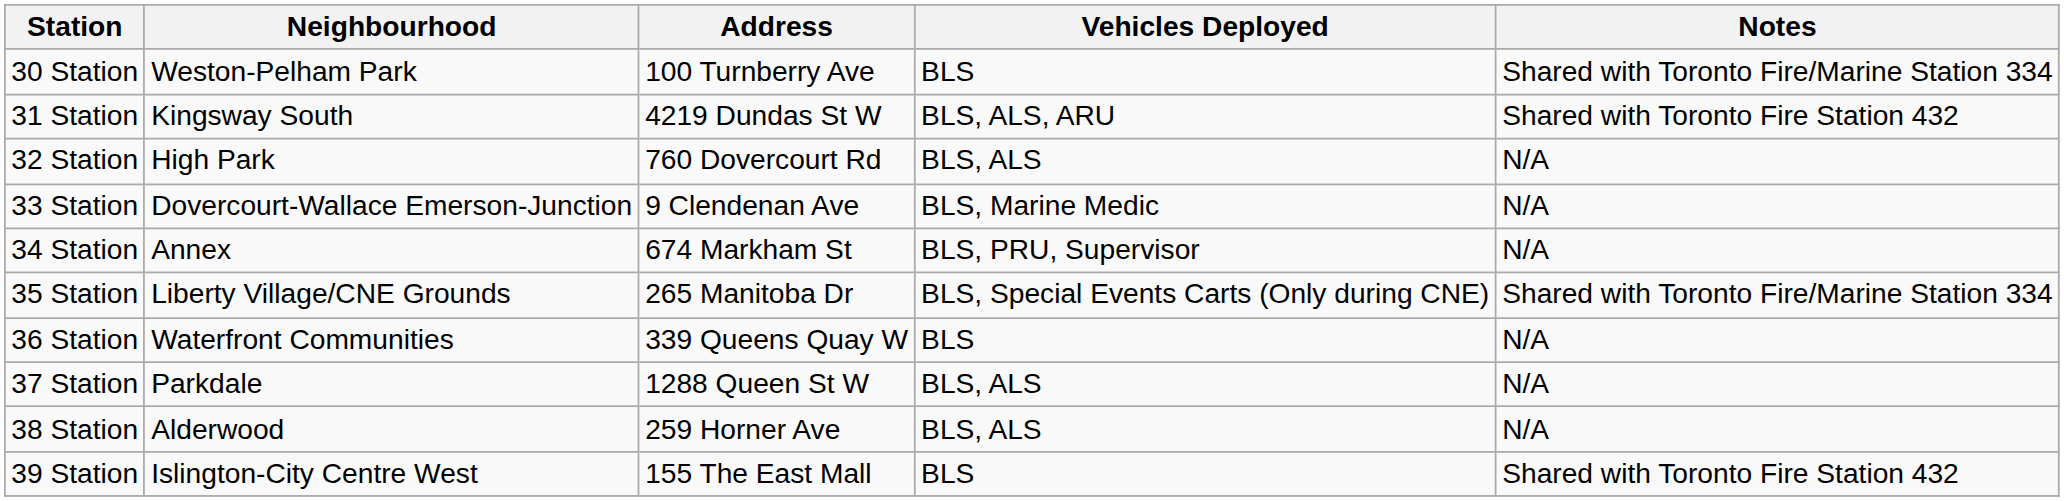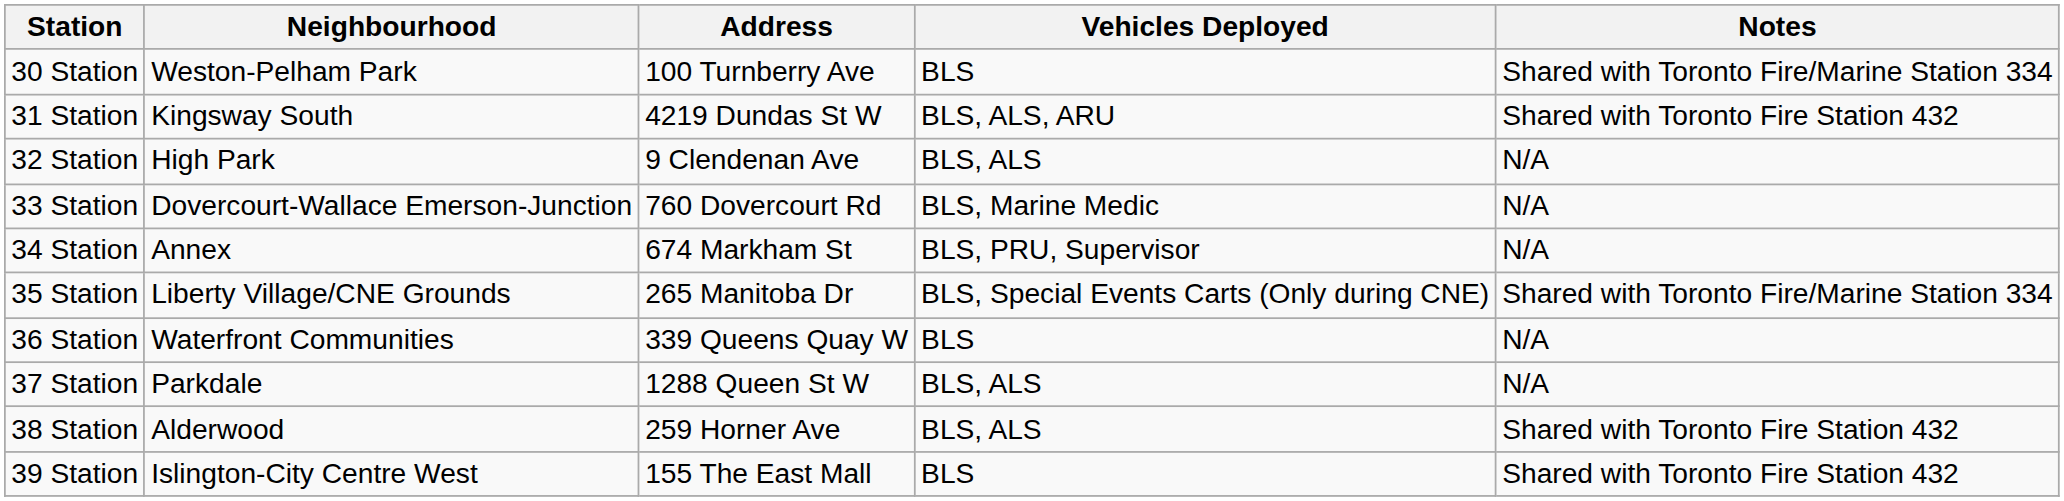(763, 160) 760 Dovercourt Rd -> (752, 160) 9 Clendenan Ave
(752, 205) 9 Clendenan Ave -> (763, 205) 760 Dovercourt Rd
(1526, 428) N/A -> (1730, 428) Shared with Toronto Fire Station 432
